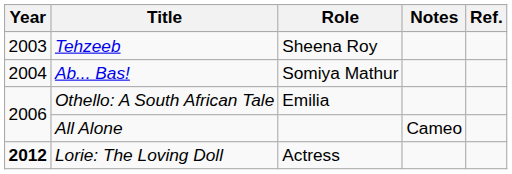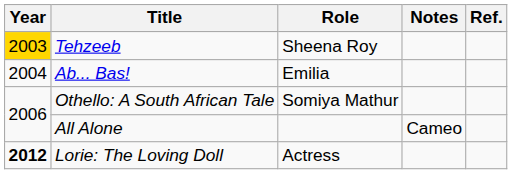(28, 45) no background -> (28, 45) gold background
(340, 73) Somiya Mathur -> (306, 73) Emilia
(306, 100) Emilia -> (340, 100) Somiya Mathur
